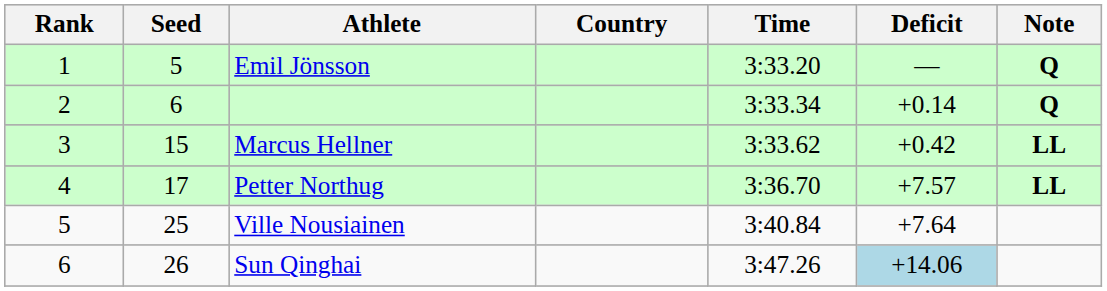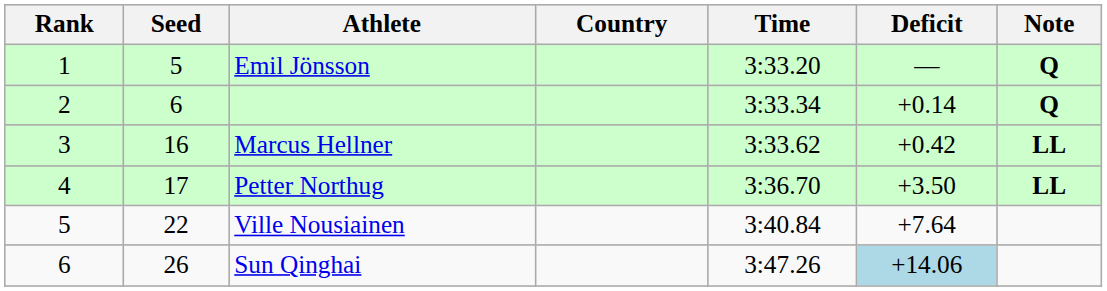(176, 144) 15 -> (176, 144) 16
(927, 184) +7.57 -> (927, 184) +3.50
(176, 225) 25 -> (176, 225) 22
